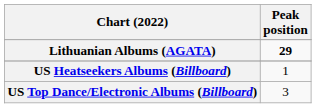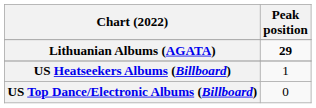(286, 92) 3 -> (286, 92) 0
